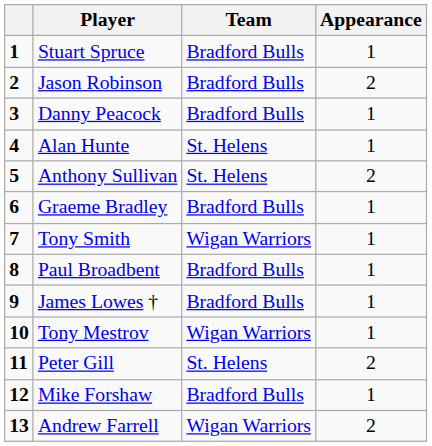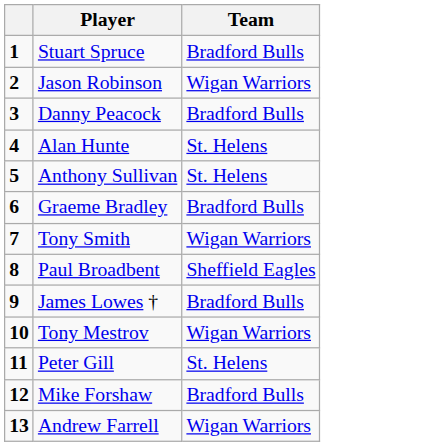- column: (371, 20)
(245, 82) Bradford Bulls -> (249, 82) Wigan Warriors
(245, 269) Bradford Bulls -> (251, 269) Sheffield Eagles
